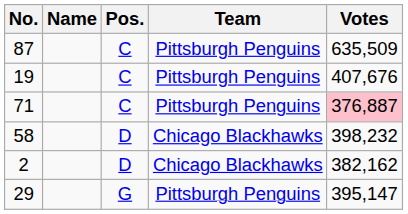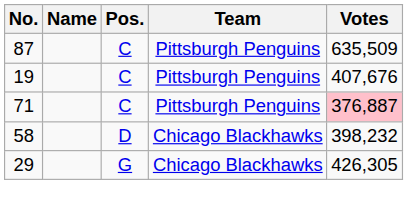- row: (24, 164)
(238, 194) Pittsburgh Penguins -> (238, 164) Chicago Blackhawks
(364, 194) 395,147 -> (364, 164) 426,305
